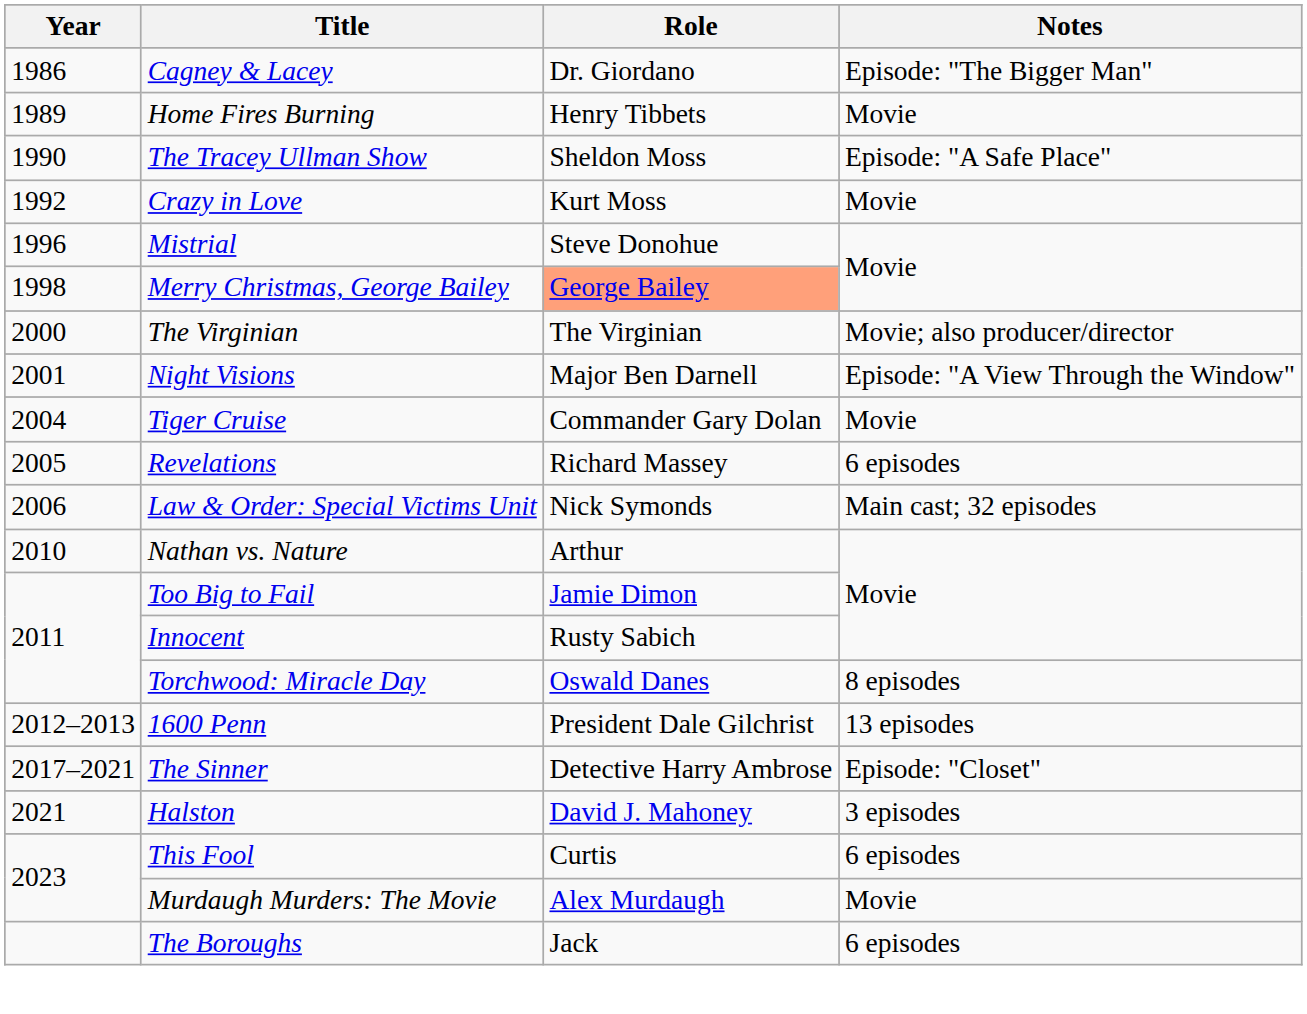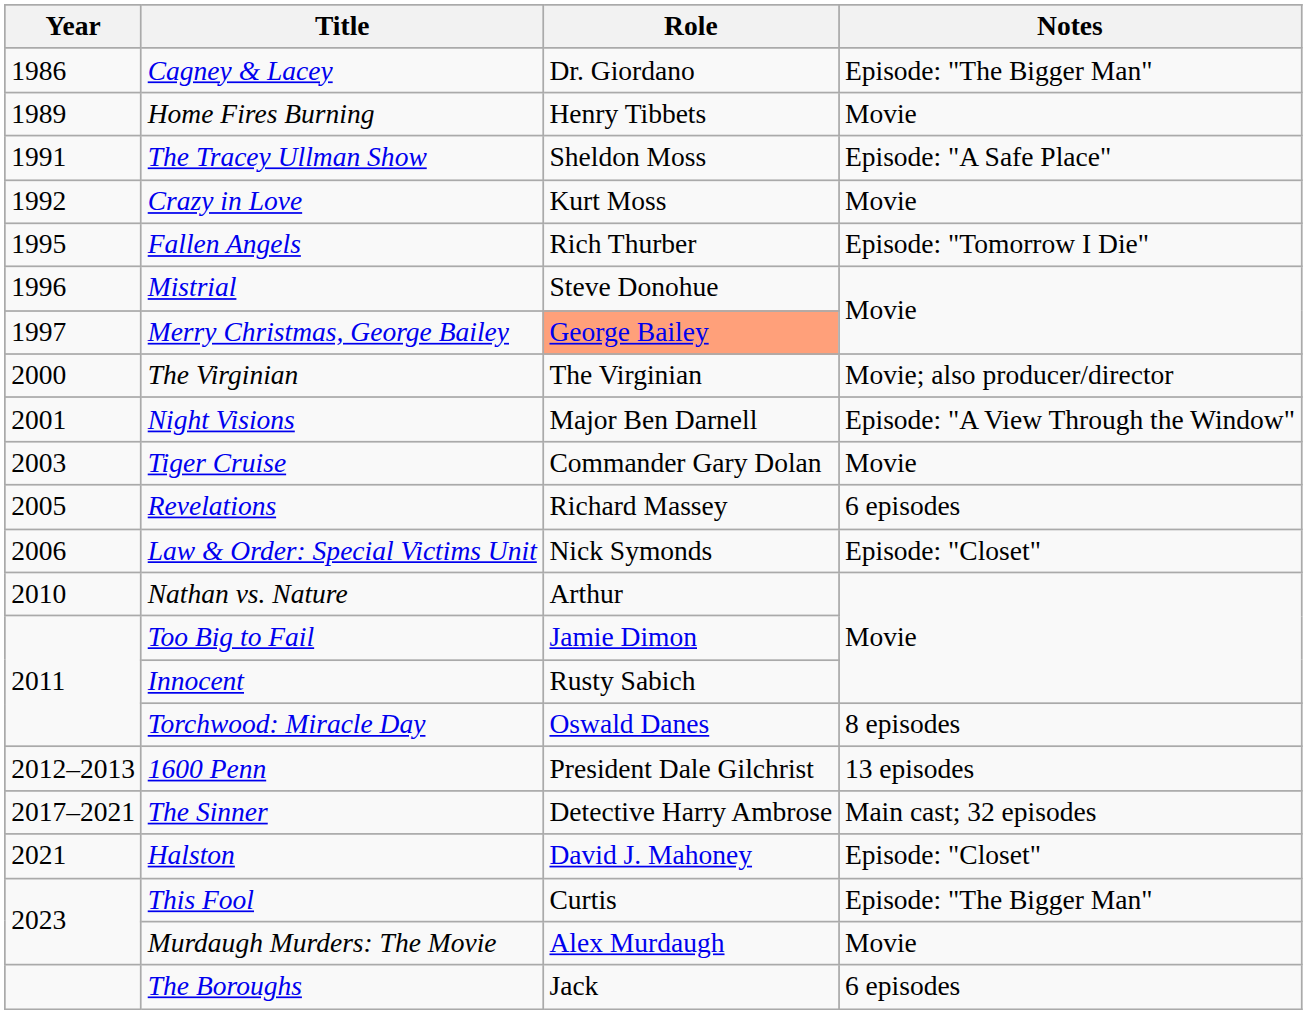(39, 157) 1990 -> (39, 157) 1991
+ row: (224, 244)
(39, 288) 1998 -> (39, 331) 1997
(39, 419) 2004 -> (39, 462) 2003
(971, 506) Main cast; 32 episodes -> (943, 550) Episode: "Closet"
(943, 768) Episode: "Closet" -> (971, 811) Main cast; 32 episodes
(903, 811) 3 episodes -> (943, 855) Episode: "Closet"
(903, 855) 6 episodes -> (999, 899) Episode: "The Bigger Man"
